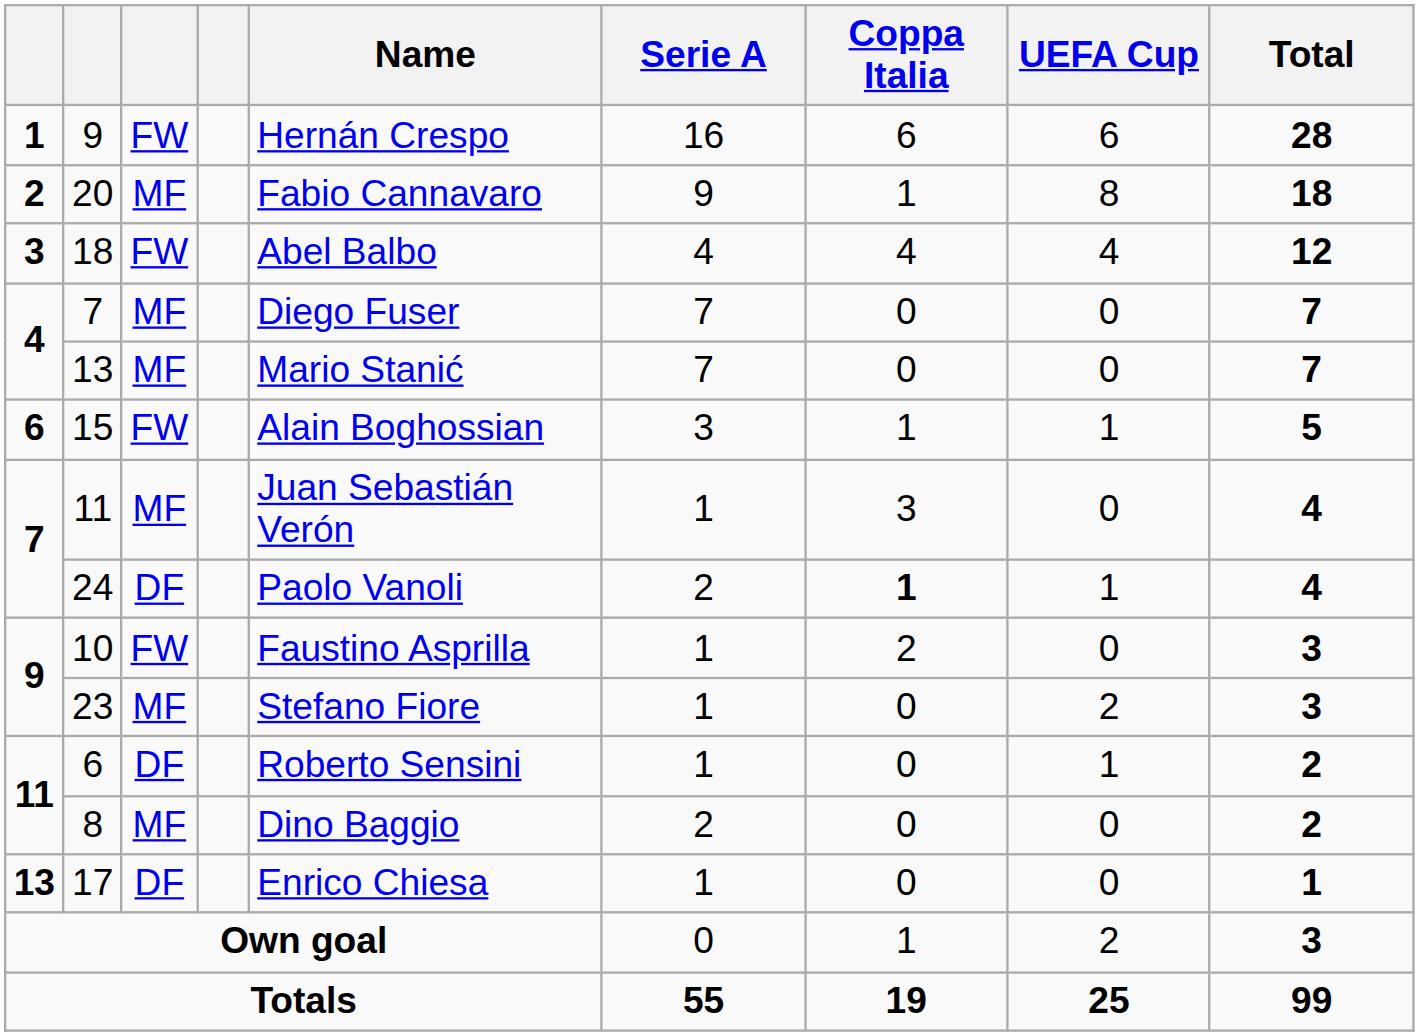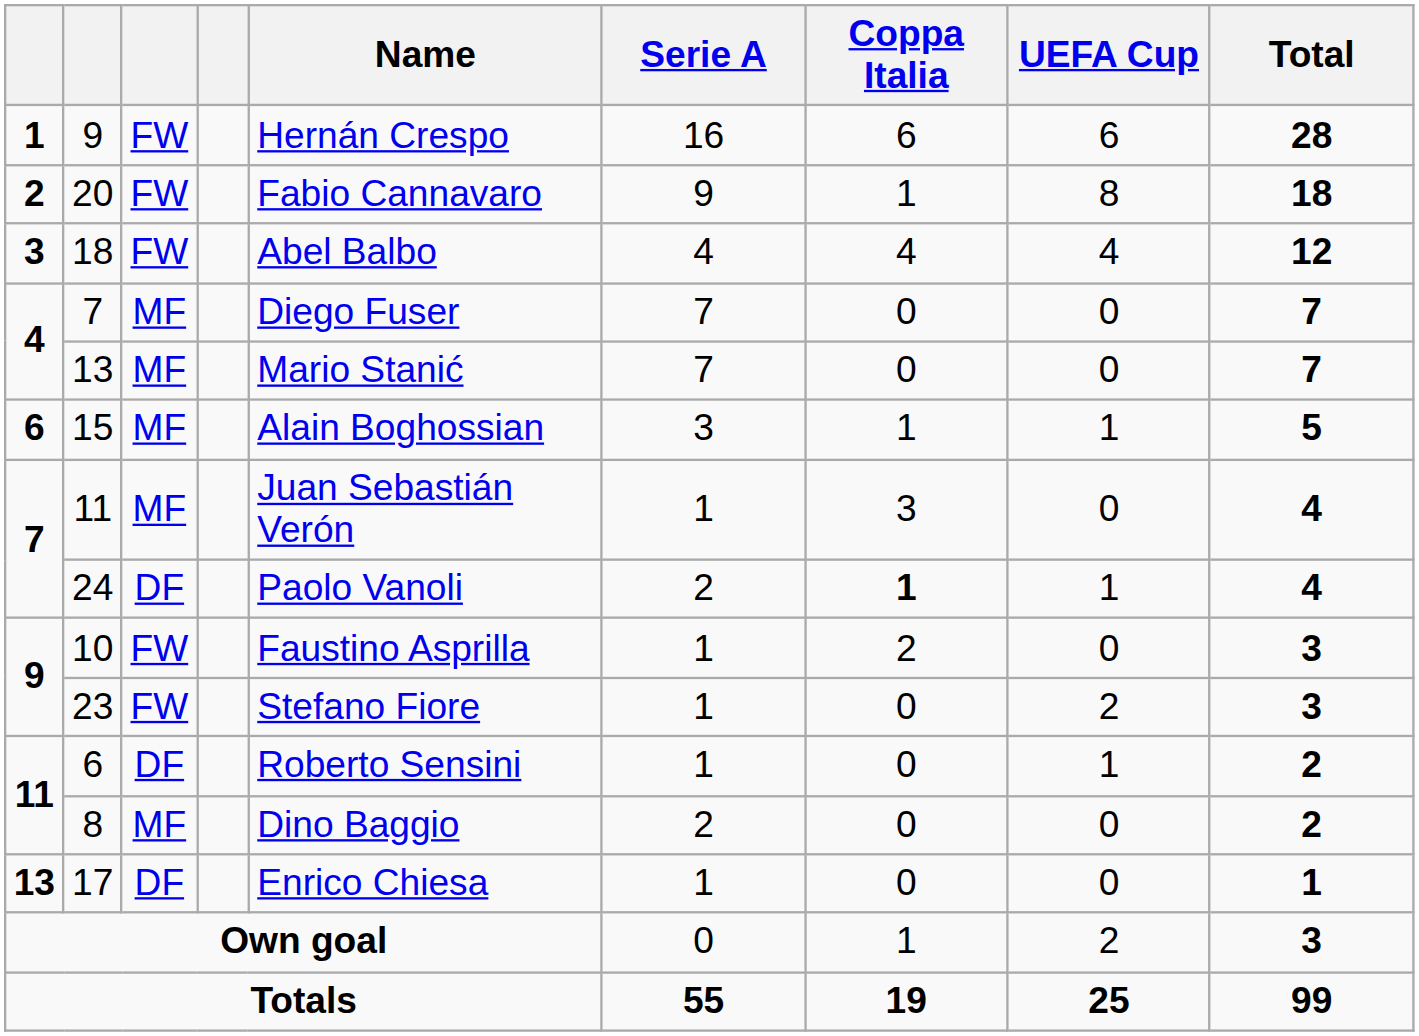(159, 193) MF -> (159, 193) FW
(159, 428) FW -> (159, 428) MF
(159, 706) MF -> (159, 706) FW
